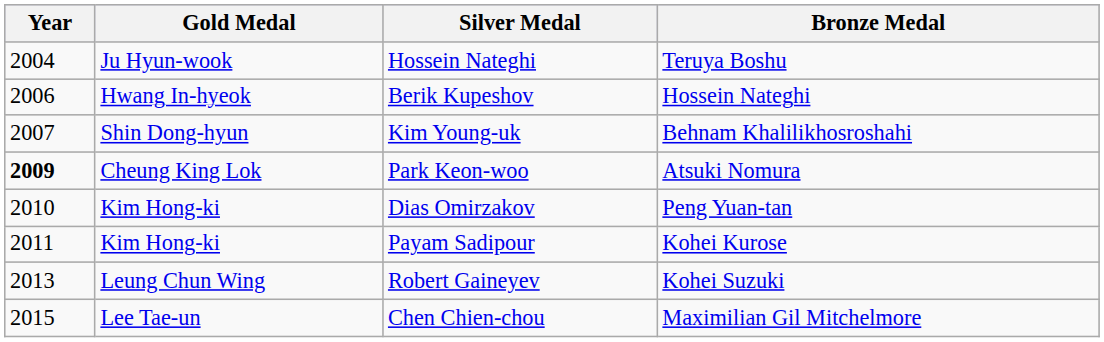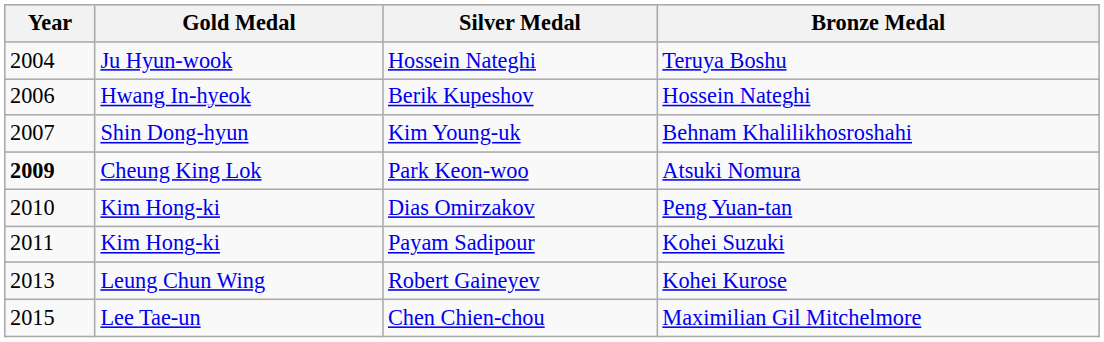(725, 244) Kohei Kurose -> (723, 244) Kohei Suzuki
(723, 280) Kohei Suzuki -> (725, 280) Kohei Kurose
